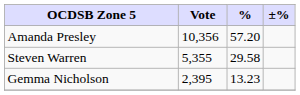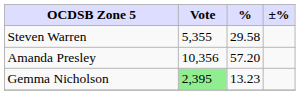rows swapped: (52, 36) <-> (47, 57)
(197, 79) no background -> (197, 79) lightgreen background
